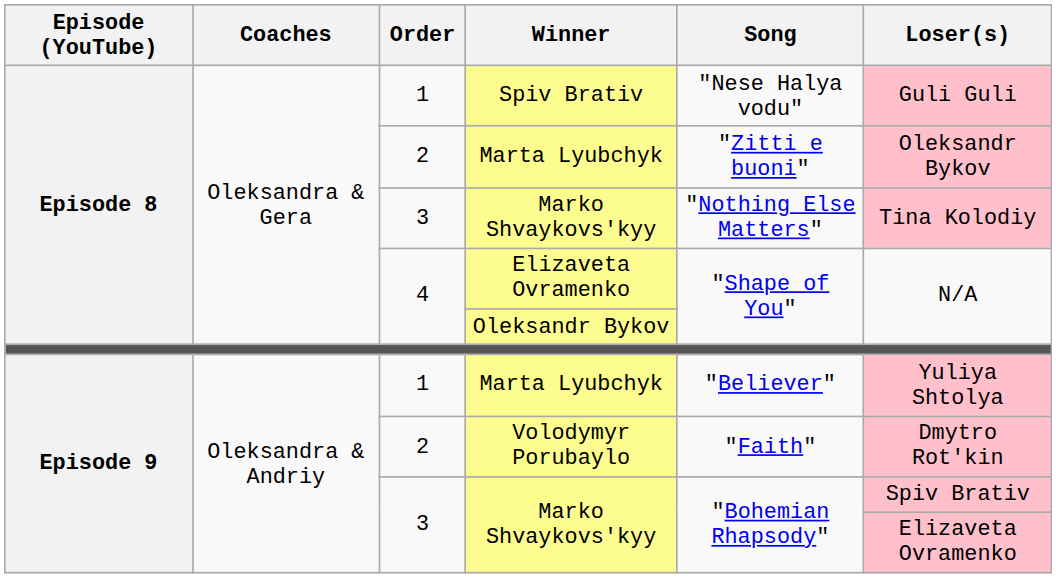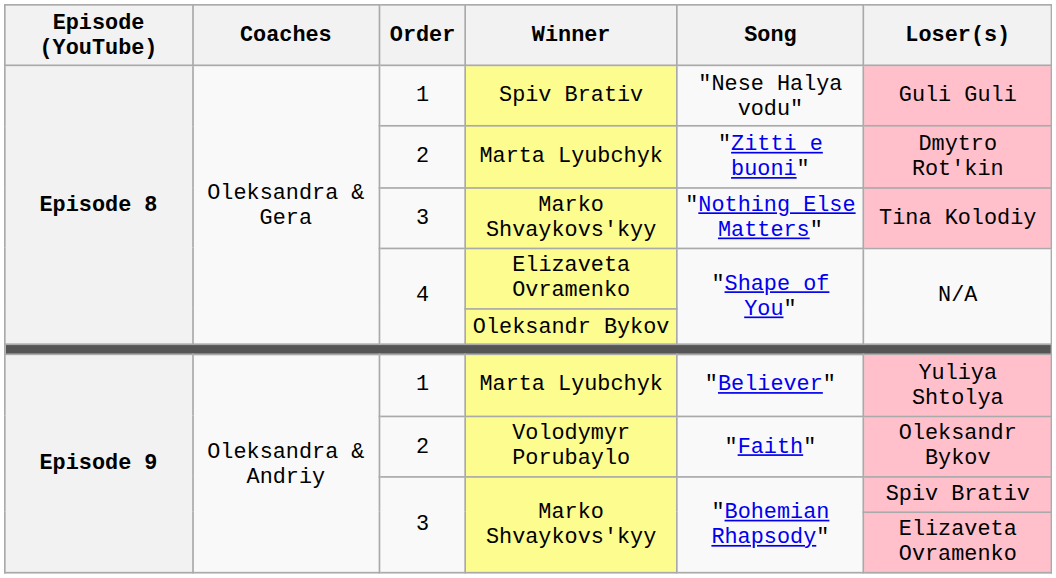(958, 157) Oleksandr Bykov -> (958, 157) Dmytro Rotʹkin
(958, 446) Dmytro Rotʹkin -> (958, 446) Oleksandr Bykov
